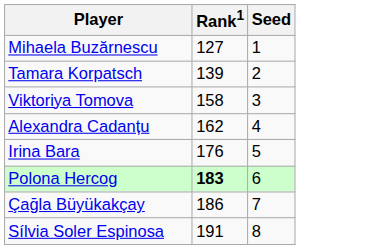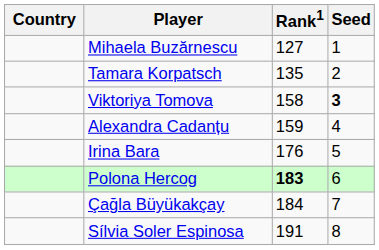+ column: (44, 19)
(210, 74) 139 -> (290, 74) 135
(256, 100) normal -> (336, 100) bold
(210, 126) 162 -> (290, 126) 159
(210, 204) 186 -> (290, 204) 184
